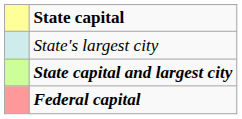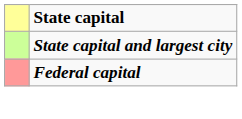- row: (96, 45)
